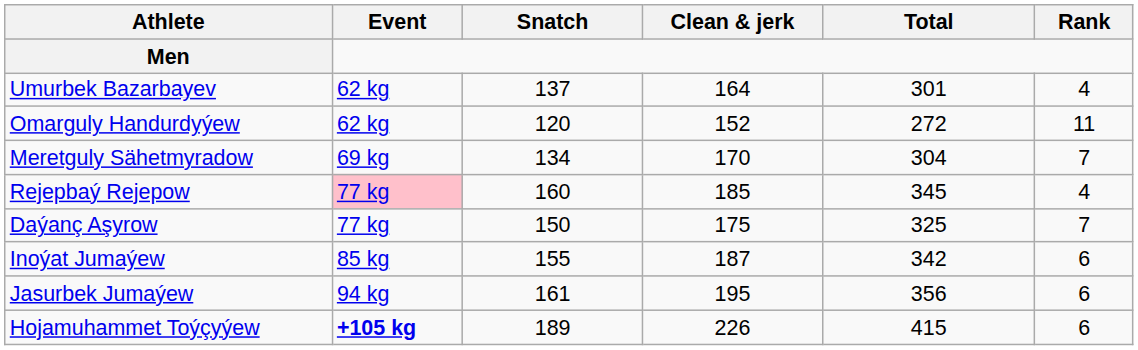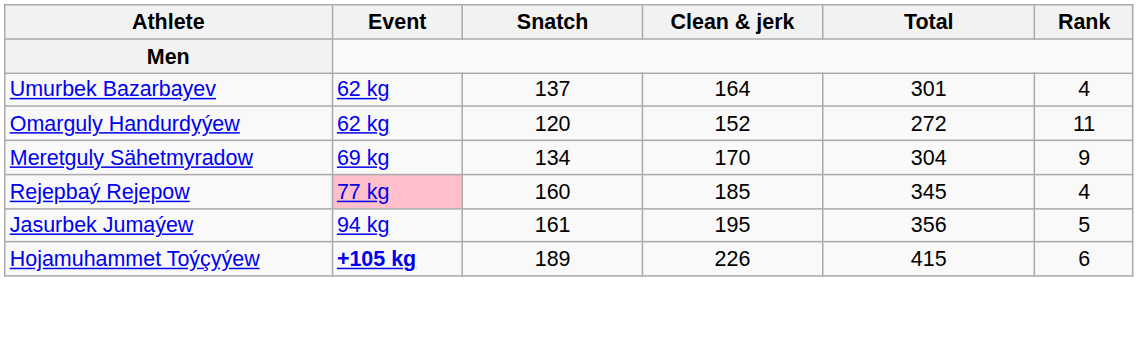(1084, 158) 7 -> (1084, 158) 9
- row: (84, 225)
- row: (87, 259)
(1084, 293) 6 -> (1084, 225) 5
